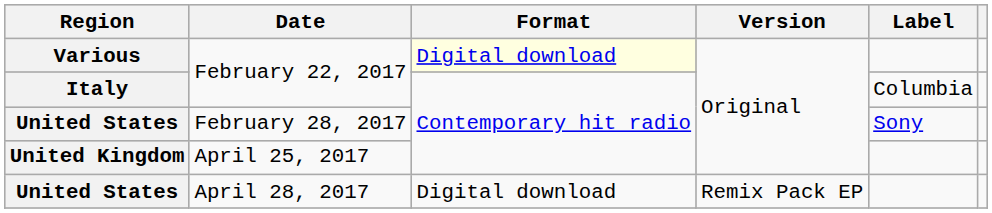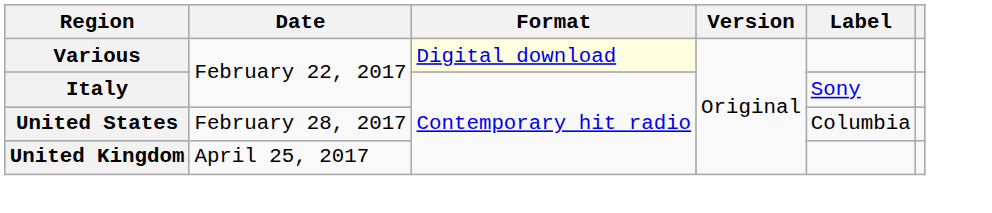(923, 90) Columbia -> (836, 90) Sony
(898, 123) Sony -> (861, 123) Columbia
- row: (97, 191)
